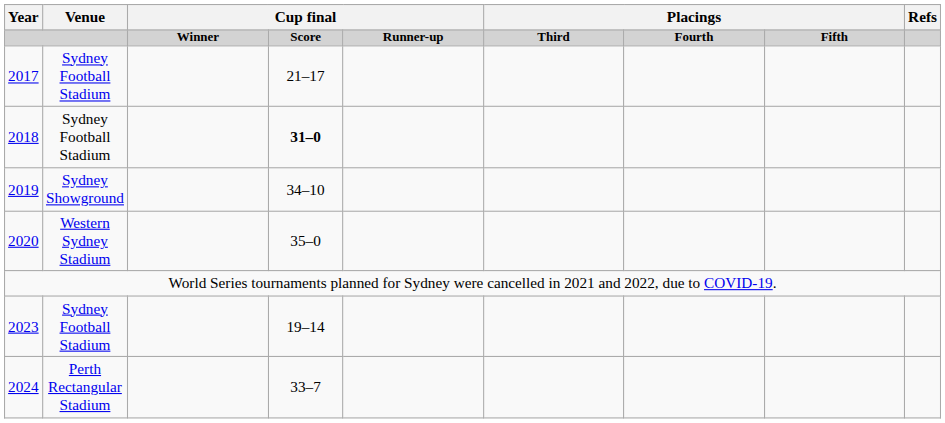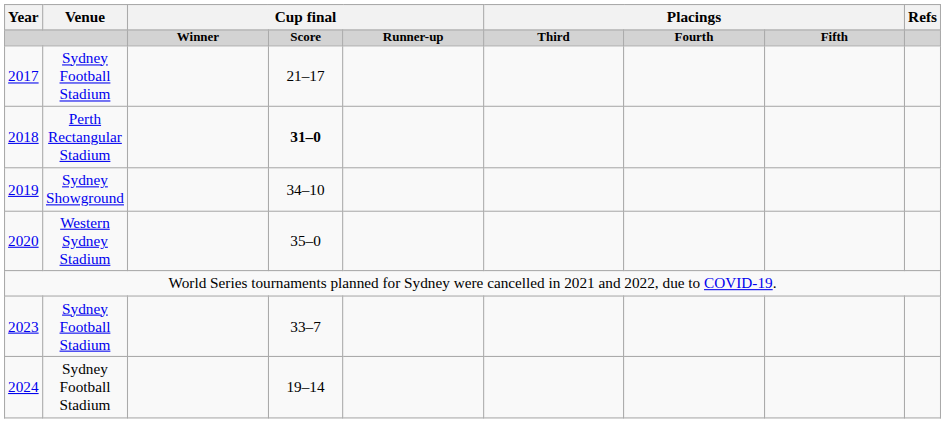(85, 137) Sydney Football Stadium -> (85, 137) Perth Rectangular Stadium
(306, 326) 19–14 -> (306, 326) 33–7
(85, 387) Perth Rectangular Stadium -> (85, 387) Sydney Football Stadium
(306, 387) 33–7 -> (306, 387) 19–14
